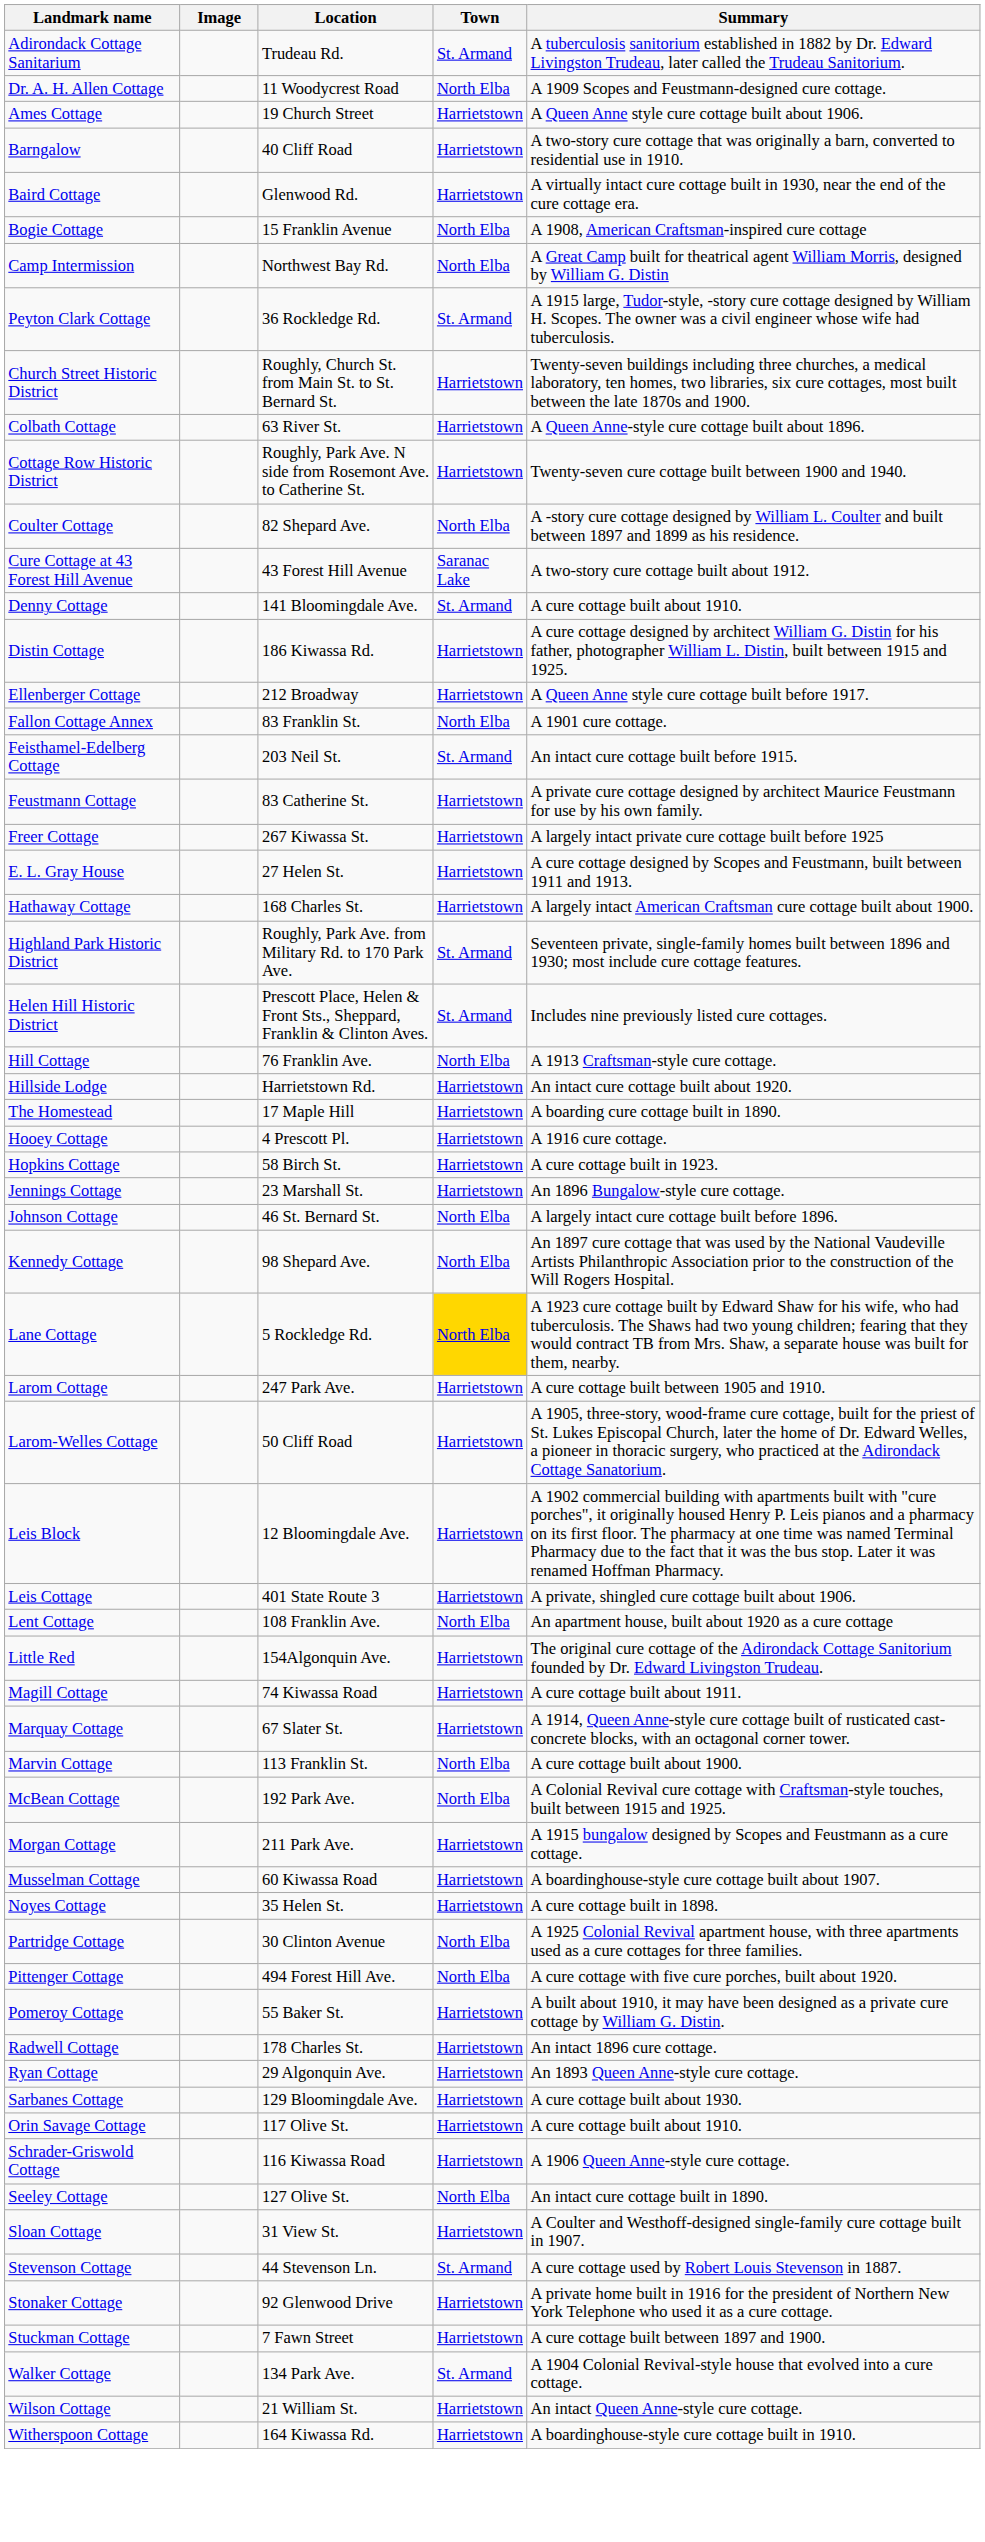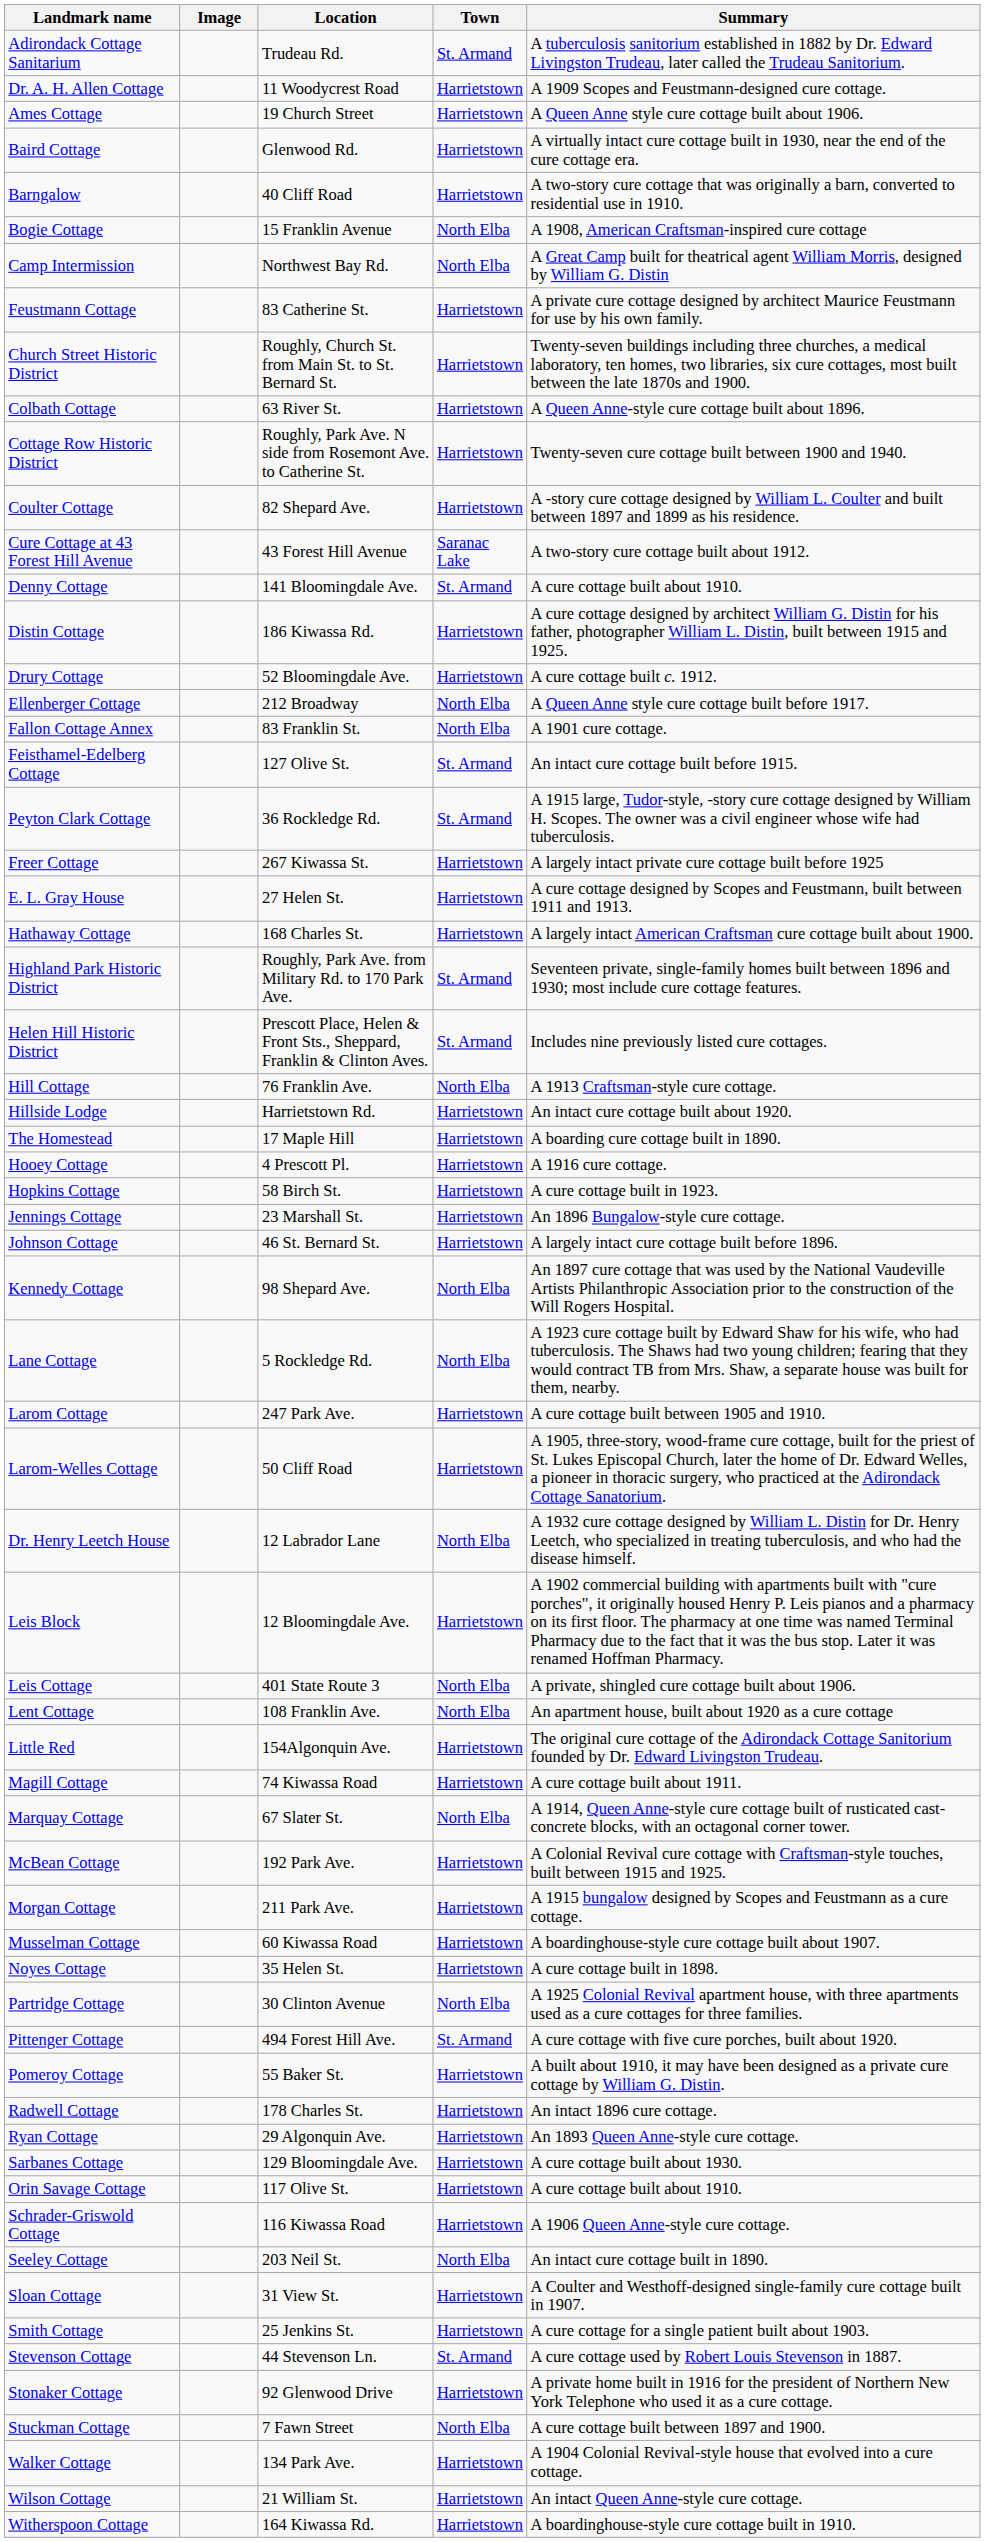(473, 88) North Elba -> (480, 88) Harrietstown
rows swapped: (54, 194) <-> (44, 149)
rows swapped: (79, 319) <-> (72, 801)
(473, 525) North Elba -> (480, 507) Harrietstown
+ row: (56, 676)
(480, 695) Harrietstown -> (473, 702) North Elba
(302, 756) 203 Neil St. -> (306, 764) 127 Olive St.
(473, 1217) North Elba -> (480, 1243) Harrietstown
(473, 1334) gold background -> (473, 1360) no background
+ row: (89, 1540)
(480, 1596) Harrietstown -> (473, 1685) North Elba
(480, 1728) Harrietstown -> (473, 1818) North Elba
- row: (60, 1764)
(473, 1799) North Elba -> (480, 1862) Harrietstown
(473, 1976) North Elba -> (474, 2039) St. Armand
(306, 2196) 127 Olive St. -> (302, 2259) 203 Neil St.
+ row: (56, 2330)
(480, 2338) Harrietstown -> (473, 2427) North Elba
(474, 2373) St. Armand -> (480, 2463) Harrietstown
